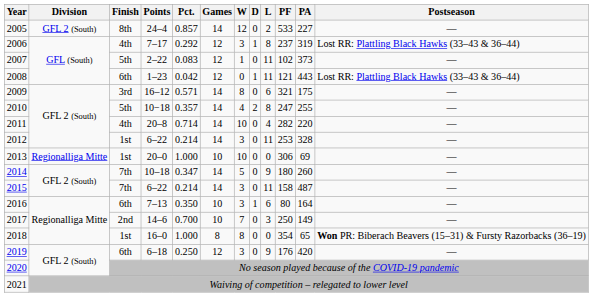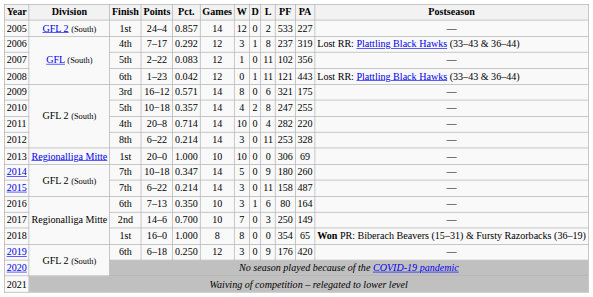(125, 28) 8th -> (125, 28) 1st
(305, 60) 373 -> (305, 60) 356
(125, 140) 1st -> (125, 140) 8th
